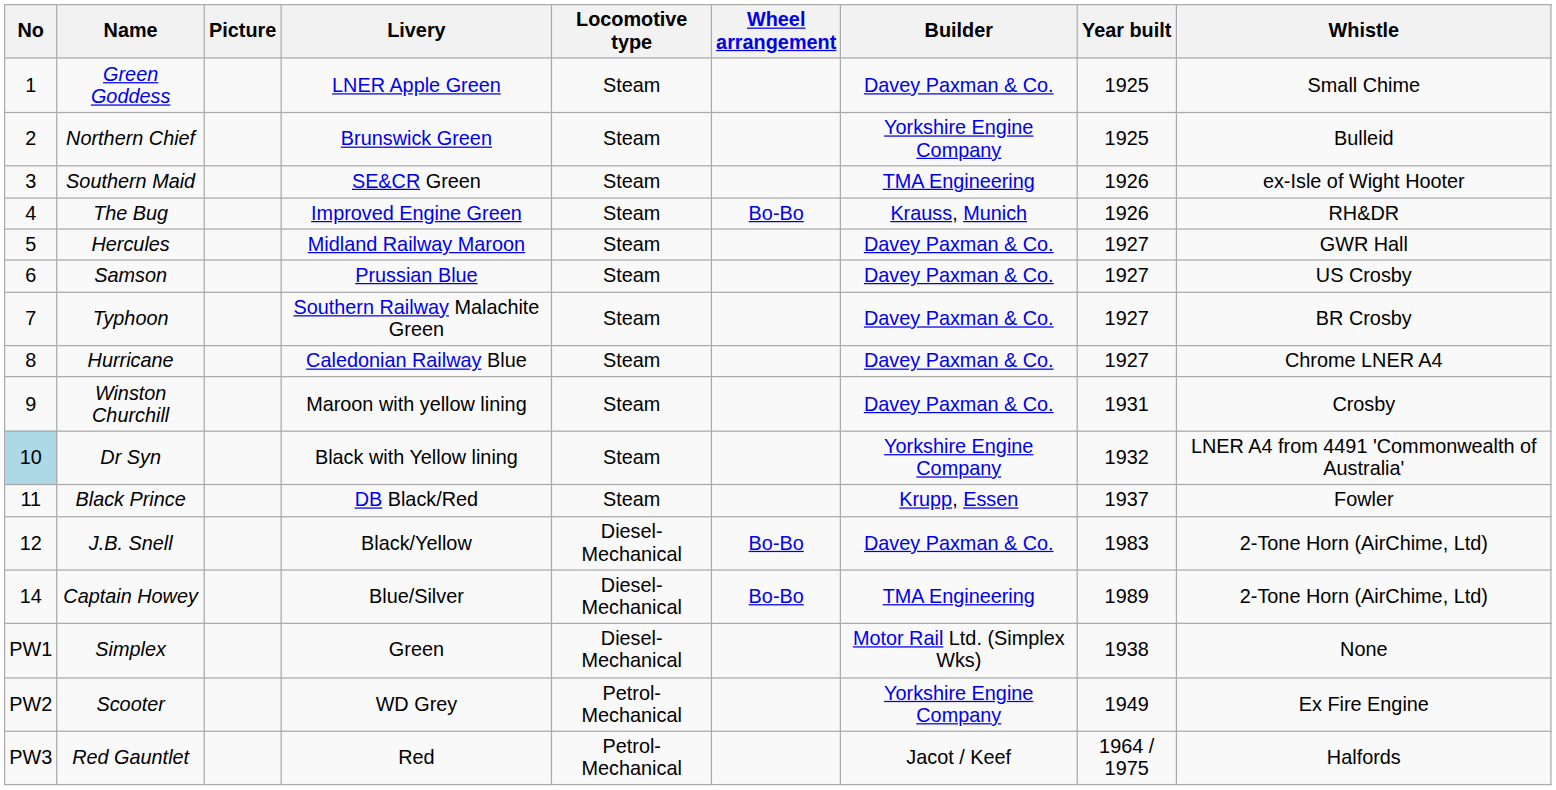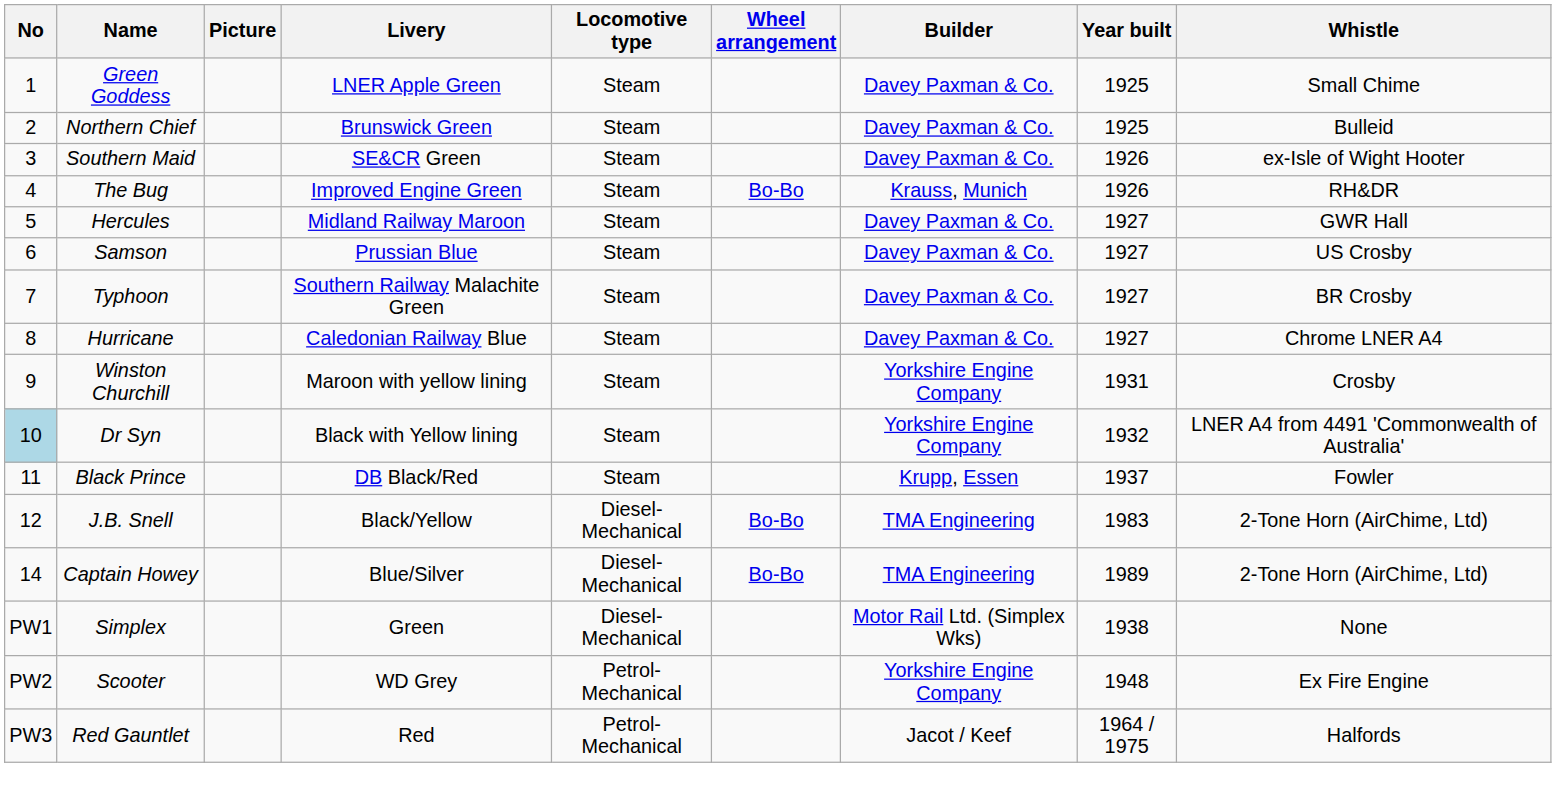(959, 138) Yorkshire Engine Company -> (959, 127) Davey Paxman & Co.
(959, 181) TMA Engineering -> (959, 159) Davey Paxman & Co.
(959, 403) Davey Paxman & Co. -> (959, 381) Yorkshire Engine Company
(959, 542) Davey Paxman & Co. -> (959, 520) TMA Engineering
(1127, 704) 1949 -> (1127, 681) 1948
